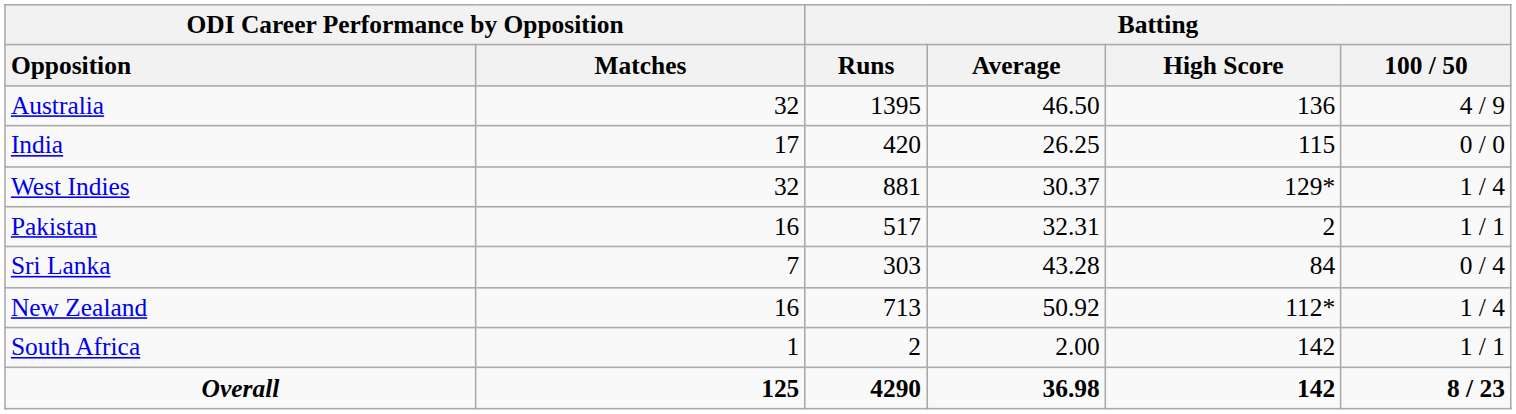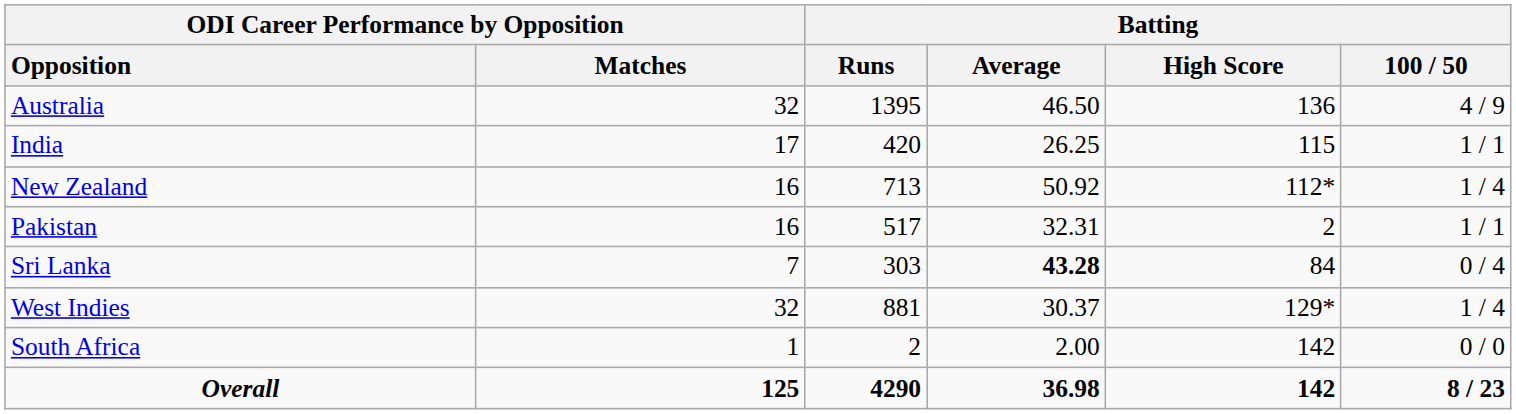(1482, 145) 0 / 0 -> (1482, 145) 1 / 1
rows swapped: (79, 307) <-> (70, 186)
(1071, 266) normal -> (1071, 266) bold
(1482, 347) 1 / 1 -> (1482, 347) 0 / 0
